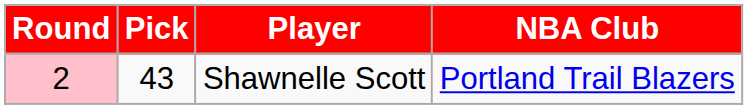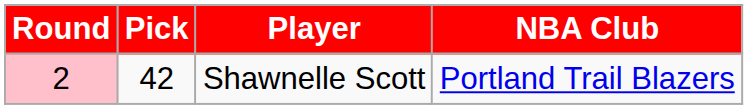(157, 78) 43 -> (157, 78) 42
